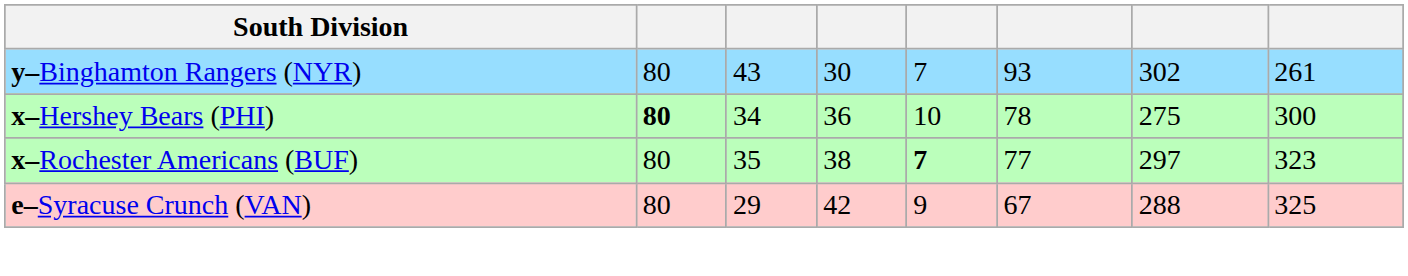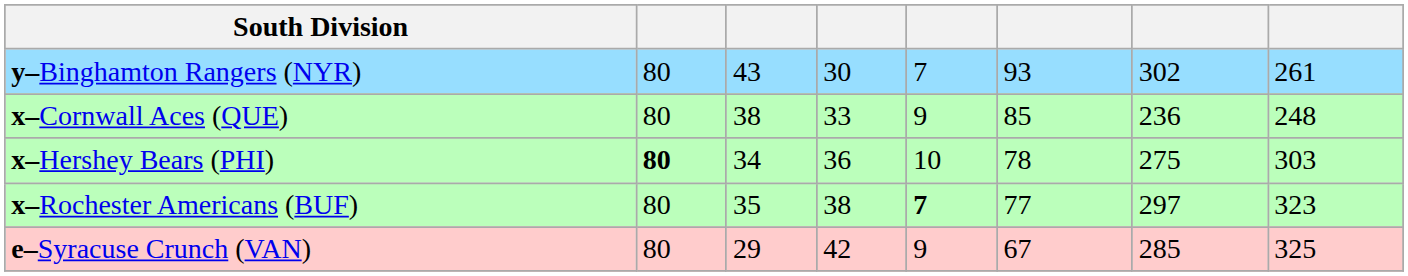+ row: (150, 115)
(1295, 115) 300 -> (1295, 159) 303
(1160, 204) 288 -> (1160, 248) 285
